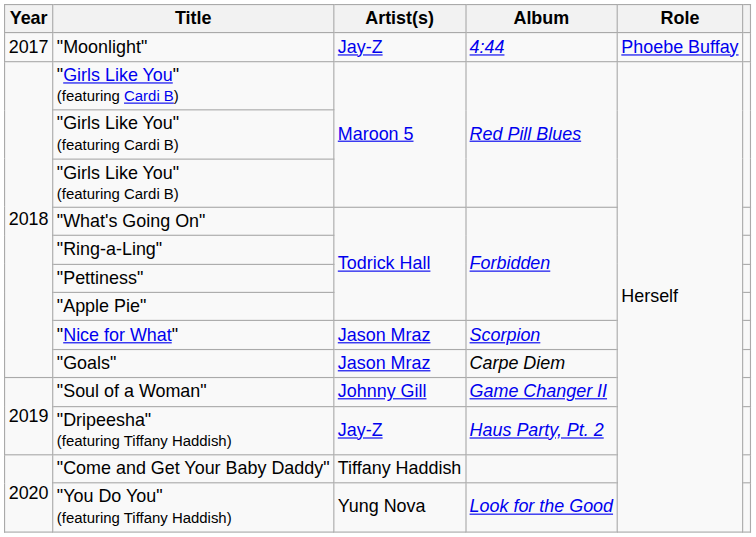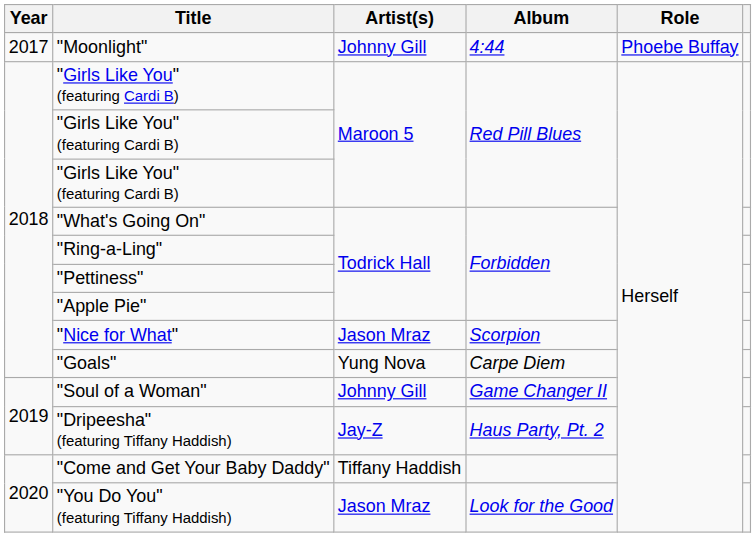(360, 47) Jay-Z -> (382, 47) Johnny Gill
(384, 363) Jason Mraz -> (382, 363) Yung Nova
(382, 507) Yung Nova -> (384, 507) Jason Mraz
